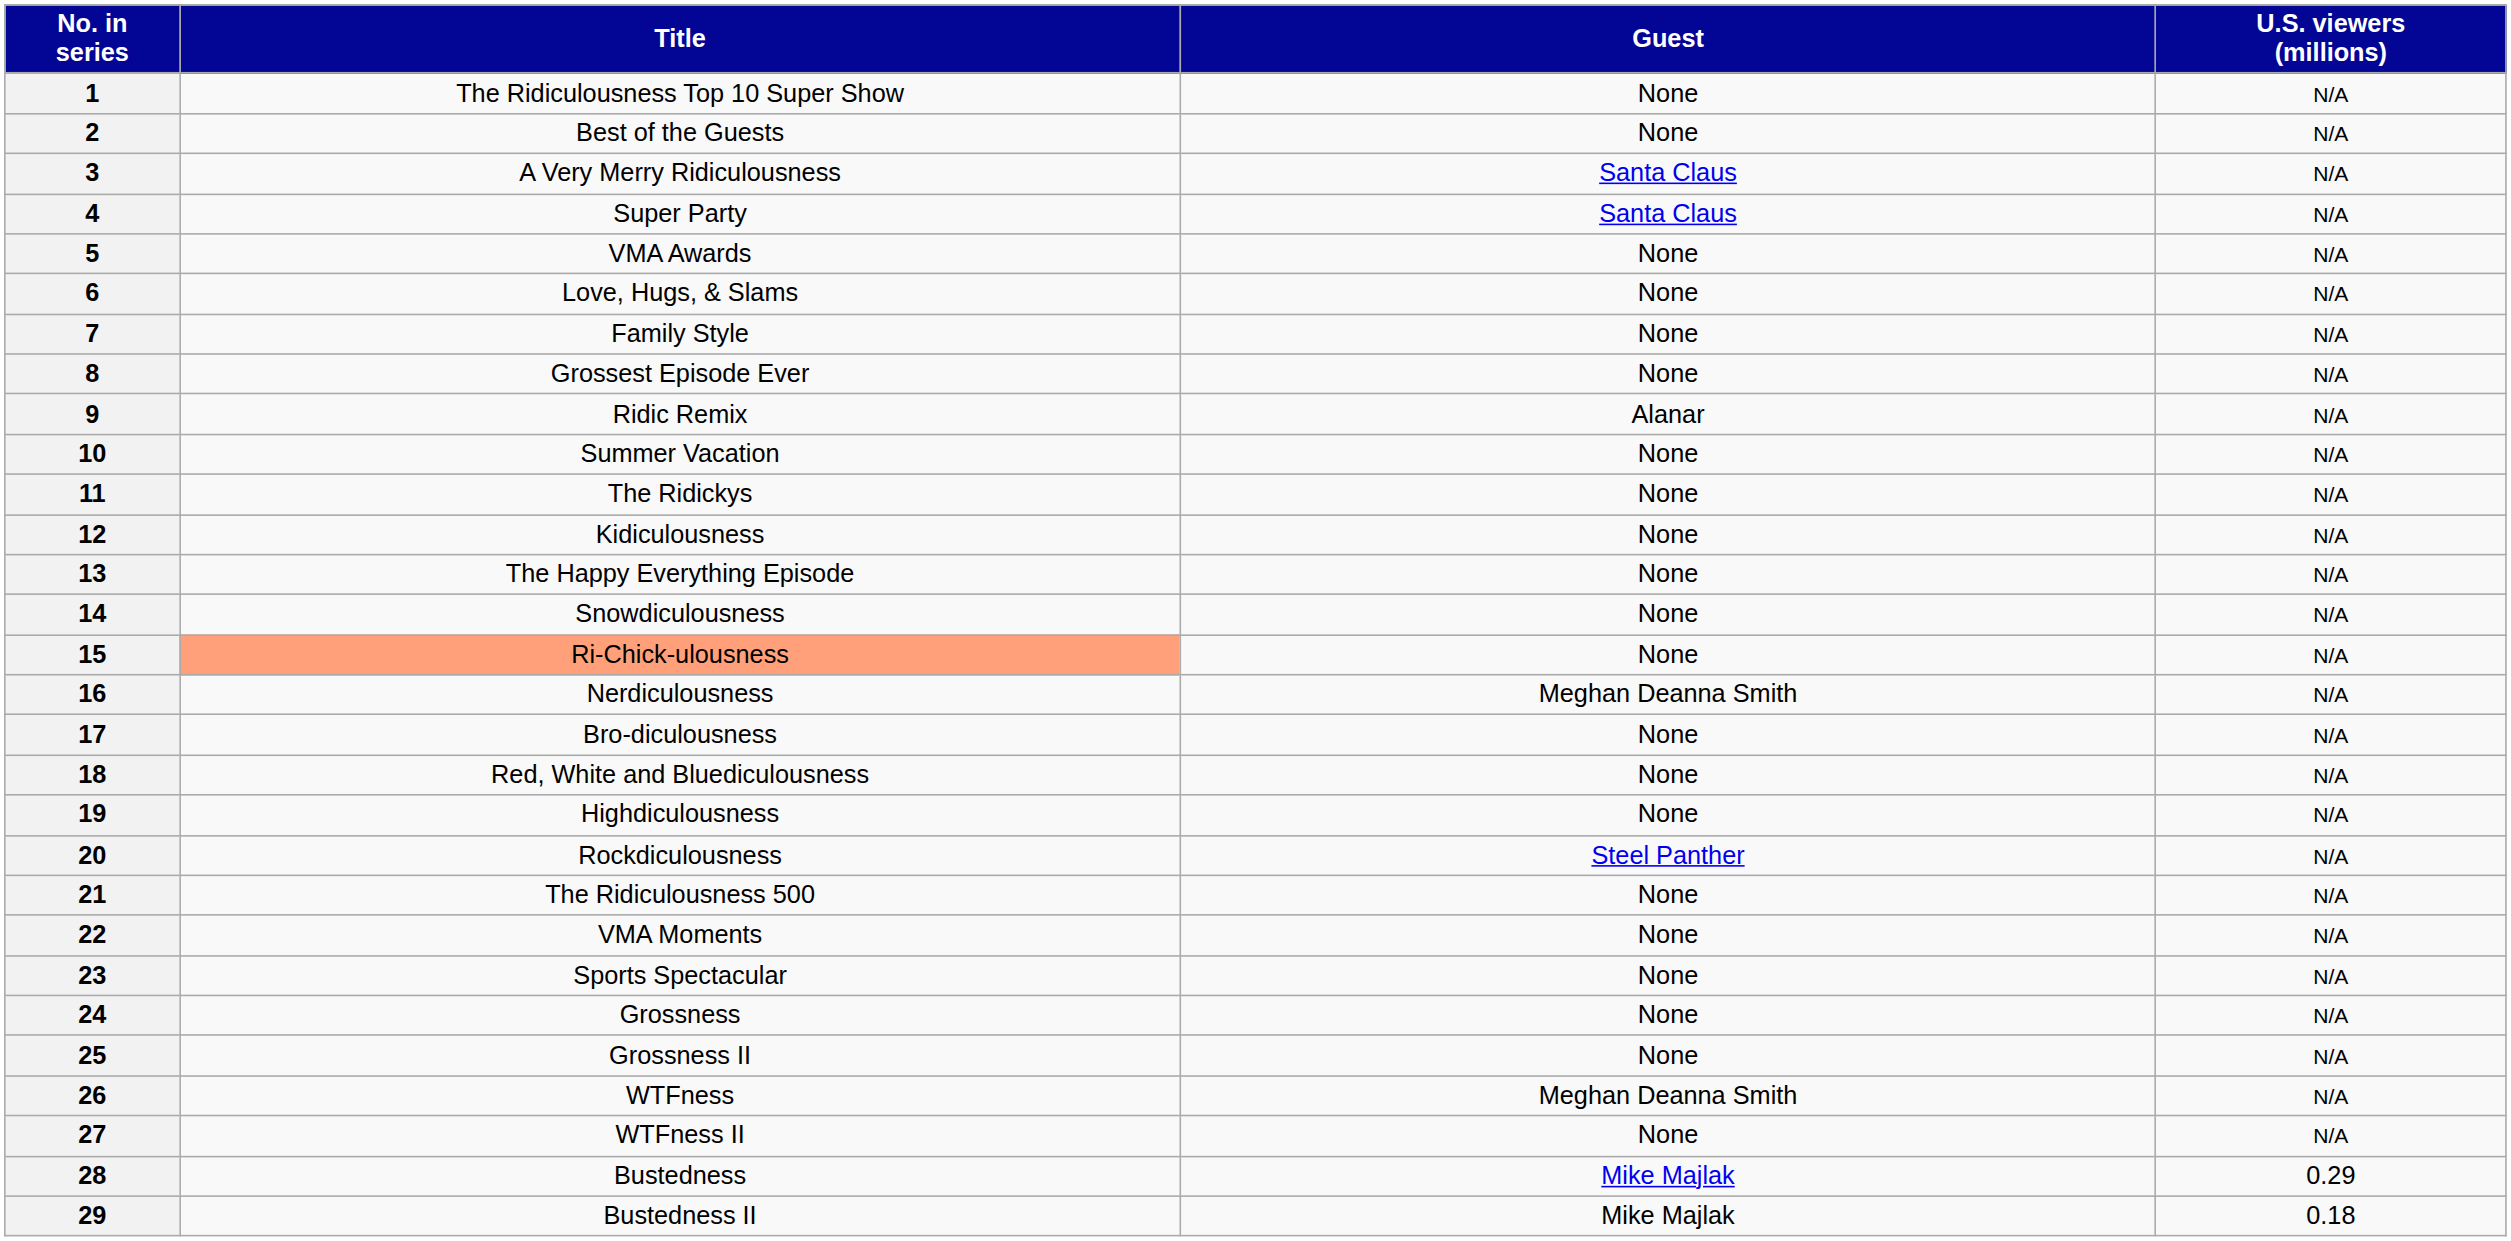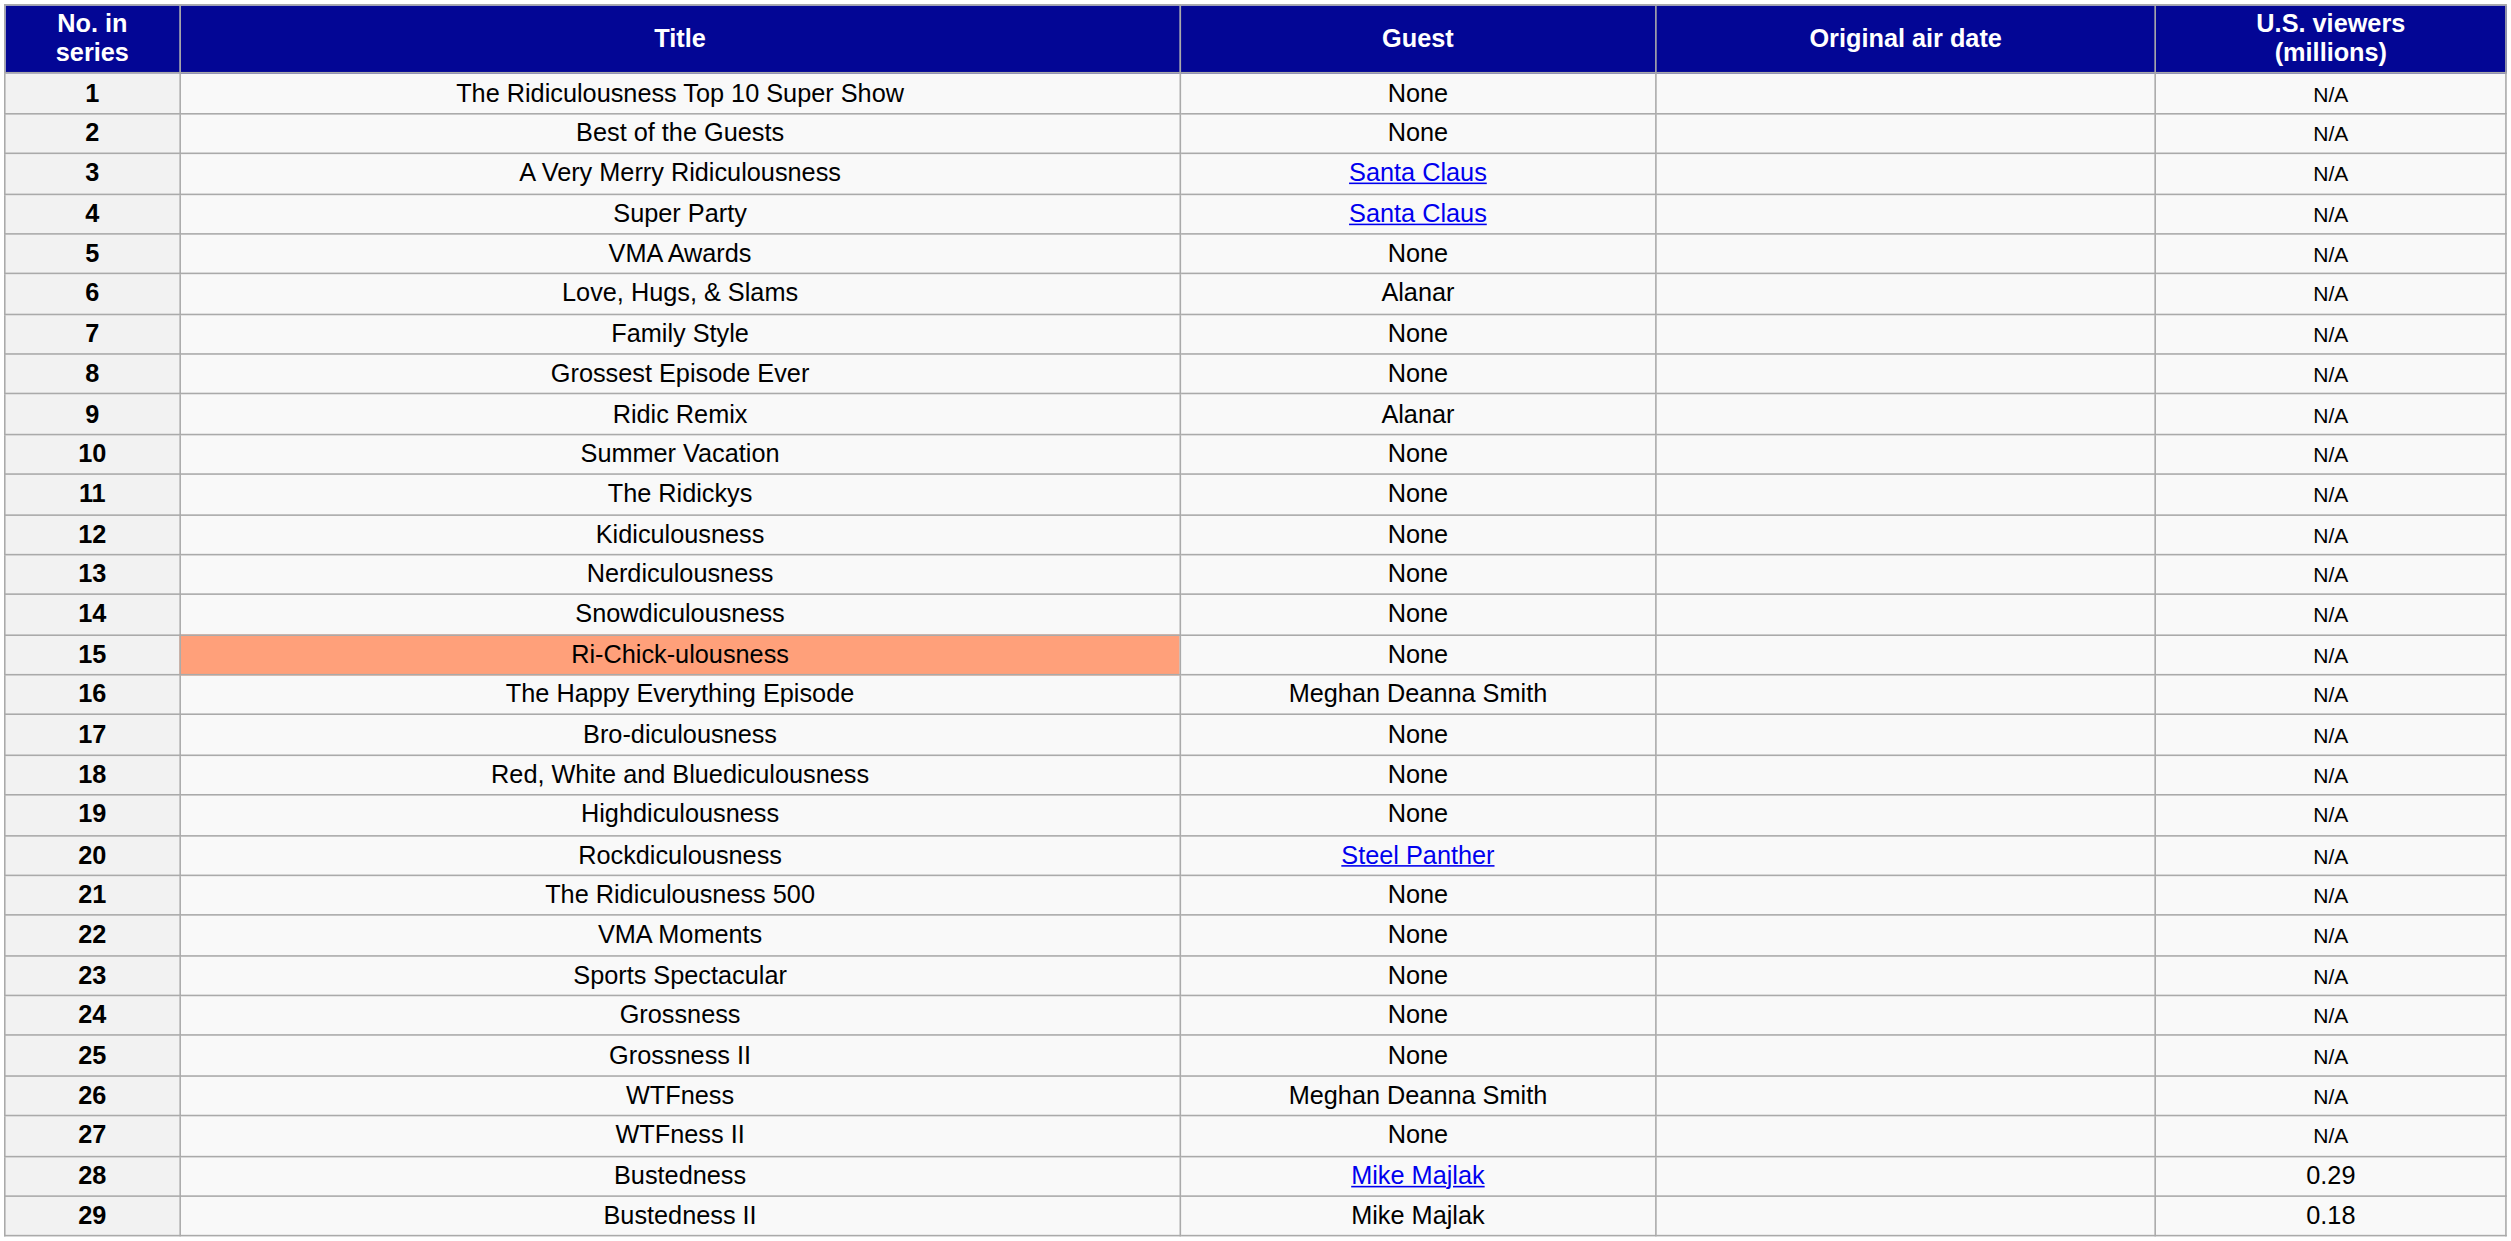+ column: (1906, 38)
(1668, 293) None -> (1418, 293) Alanar
(680, 574) The Happy Everything Episode -> (680, 574) Nerdiculousness
(680, 694) Nerdiculousness -> (680, 694) The Happy Everything Episode
